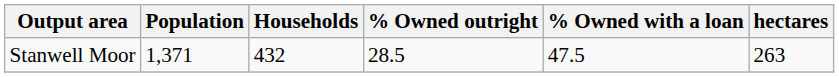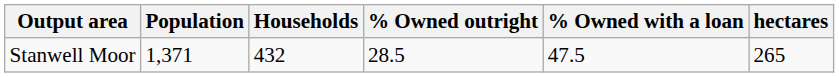(769, 54) 263 -> (769, 54) 265
